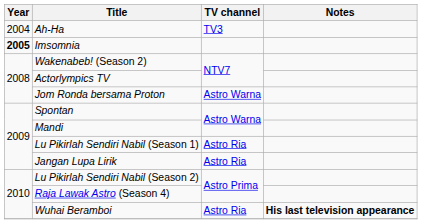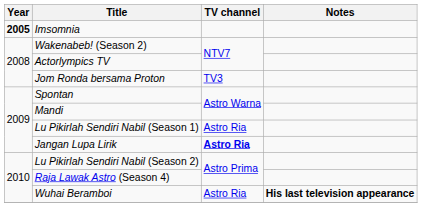- row: (49, 29)
(232, 95) Astro Warna -> (213, 78) TV3
(225, 161) normal -> (227, 144) bold
